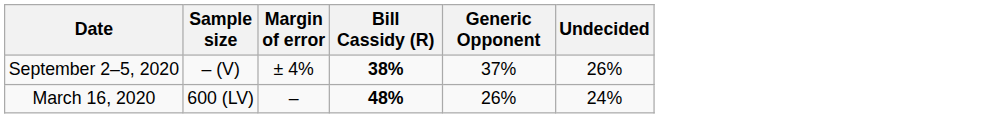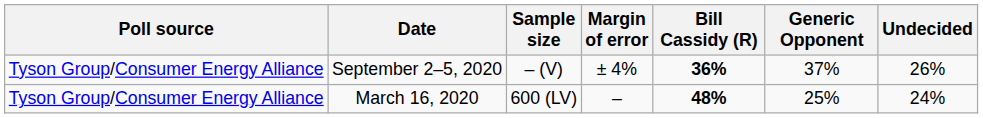+ column: (166, 29)
(386, 69) 38% -> (709, 69) 36%
(499, 98) 26% -> (822, 98) 25%
